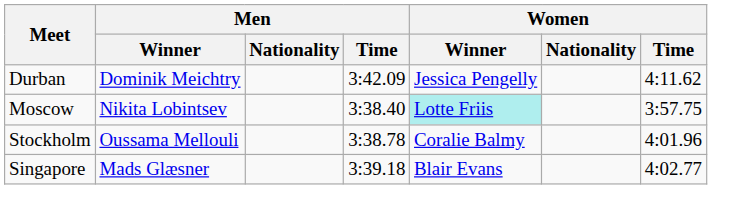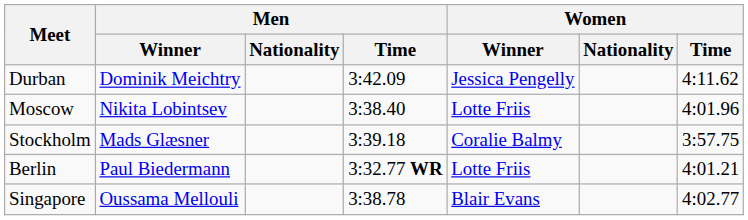(454, 109) paleturquoise background -> (491, 109) no background
(673, 109) 3:57.75 -> (711, 109) 4:01.96
(169, 139) Oussama Mellouli -> (154, 139) Mads Glæsner
(377, 139) 3:38.78 -> (377, 139) 3:39.18
(673, 139) 4:01.96 -> (711, 139) 3:57.75
+ row: (33, 169)
(154, 169) Mads Glæsner -> (169, 199) Oussama Mellouli
(377, 169) 3:39.18 -> (377, 199) 3:38.78
